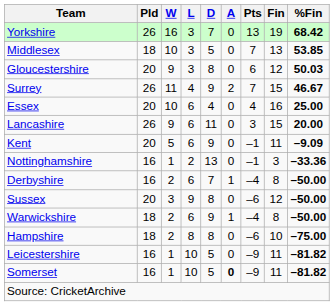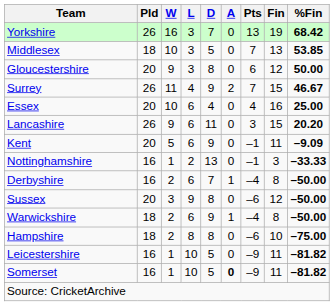(308, 69) 50.03 -> (308, 69) 50.00
(308, 124) 20.00 -> (308, 124) 20.20
(308, 161) –33.36 -> (308, 161) –33.33
